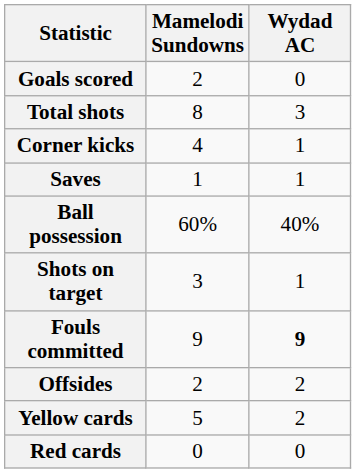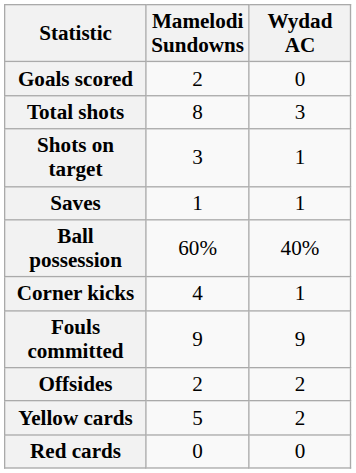rows swapped: (76, 281) <-> (76, 145)
(300, 338) bold -> (300, 338) normal
